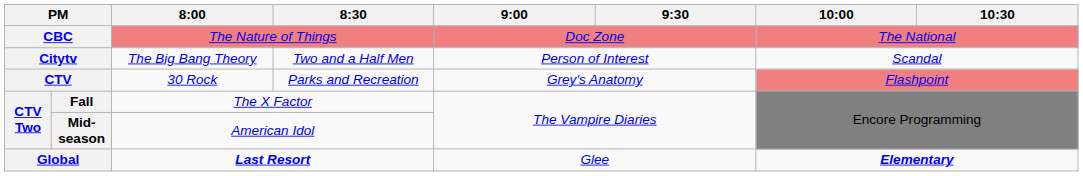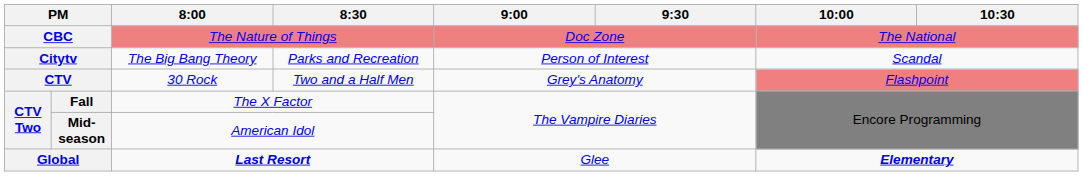(353, 58) Two and a Half Men -> (353, 58) Parks and Recreation
(353, 79) Parks and Recreation -> (353, 79) Two and a Half Men
